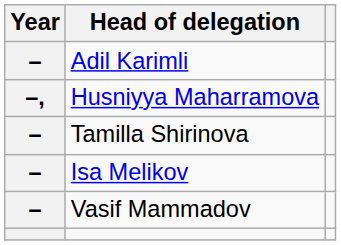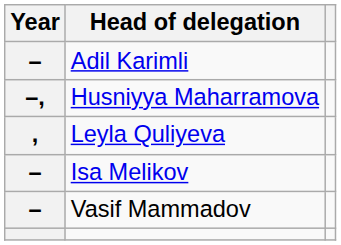- row: (160, 135)
+ row: (148, 135)
